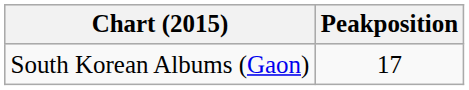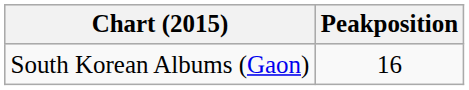(389, 63) 17 -> (389, 63) 16
